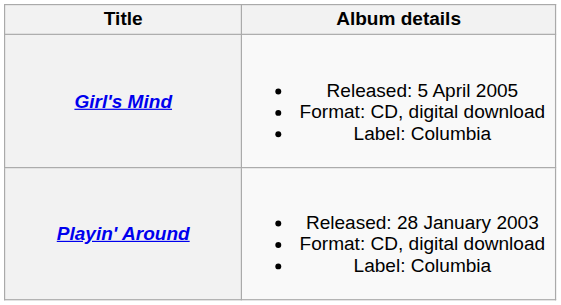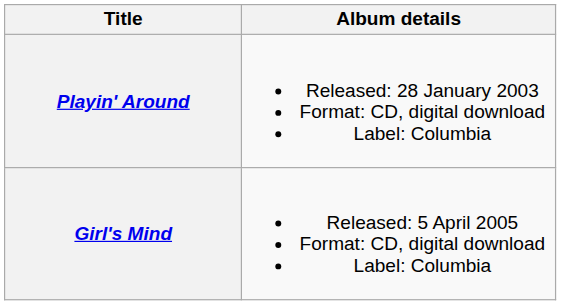rows swapped: (123, 233) <-> (123, 100)
